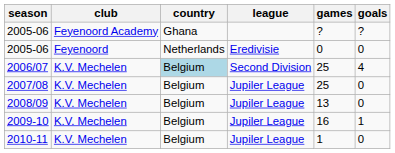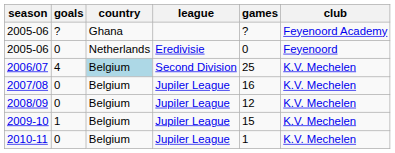columns swapped: (106, 13) <-> (373, 13)
(323, 85) 25 -> (248, 85) 16
(323, 103) 13 -> (248, 103) 12
(323, 121) 16 -> (248, 121) 15
